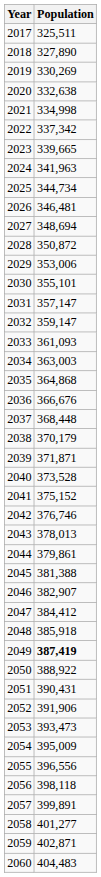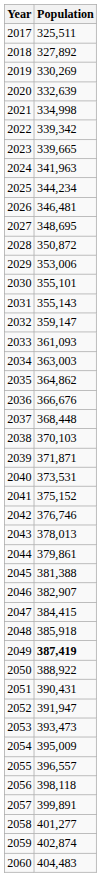(57, 52) 327,890 -> (57, 52) 327,892
(57, 91) 332,638 -> (57, 91) 332,639
(57, 129) 337,342 -> (57, 129) 339,342
(57, 187) 344,734 -> (57, 187) 344,234
(57, 226) 348,694 -> (57, 226) 348,695
(57, 303) 357,147 -> (57, 303) 355,143
(57, 380) 364,868 -> (57, 380) 364,862
(57, 438) 370,179 -> (57, 438) 370,103
(57, 476) 373,528 -> (57, 476) 373,531
(57, 611) 384,412 -> (57, 611) 384,415
(57, 708) 391,906 -> (57, 708) 391,947
(57, 766) 396,556 -> (57, 766) 396,557
(57, 843) 402,871 -> (57, 843) 402,874
